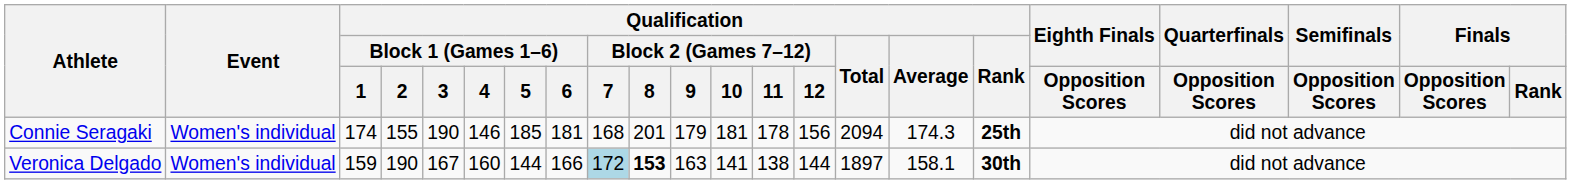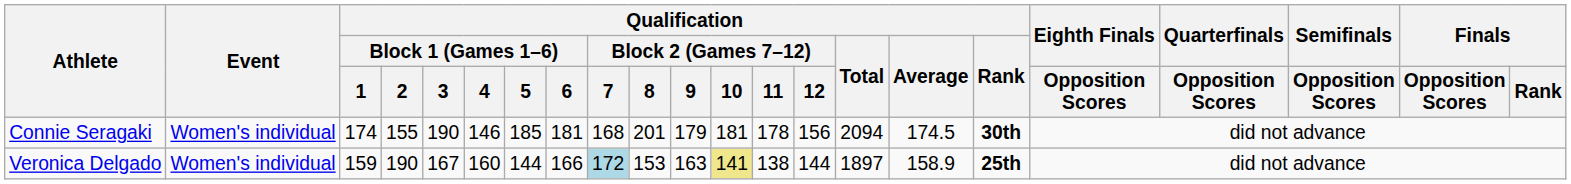(931, 133) 174.3 -> (931, 133) 174.5
(1001, 133) 25th -> (1001, 133) 30th
(649, 164) bold -> (649, 164) normal
(732, 164) no background -> (732, 164) khaki background
(931, 164) 158.1 -> (931, 164) 158.9
(1001, 164) 30th -> (1001, 164) 25th
